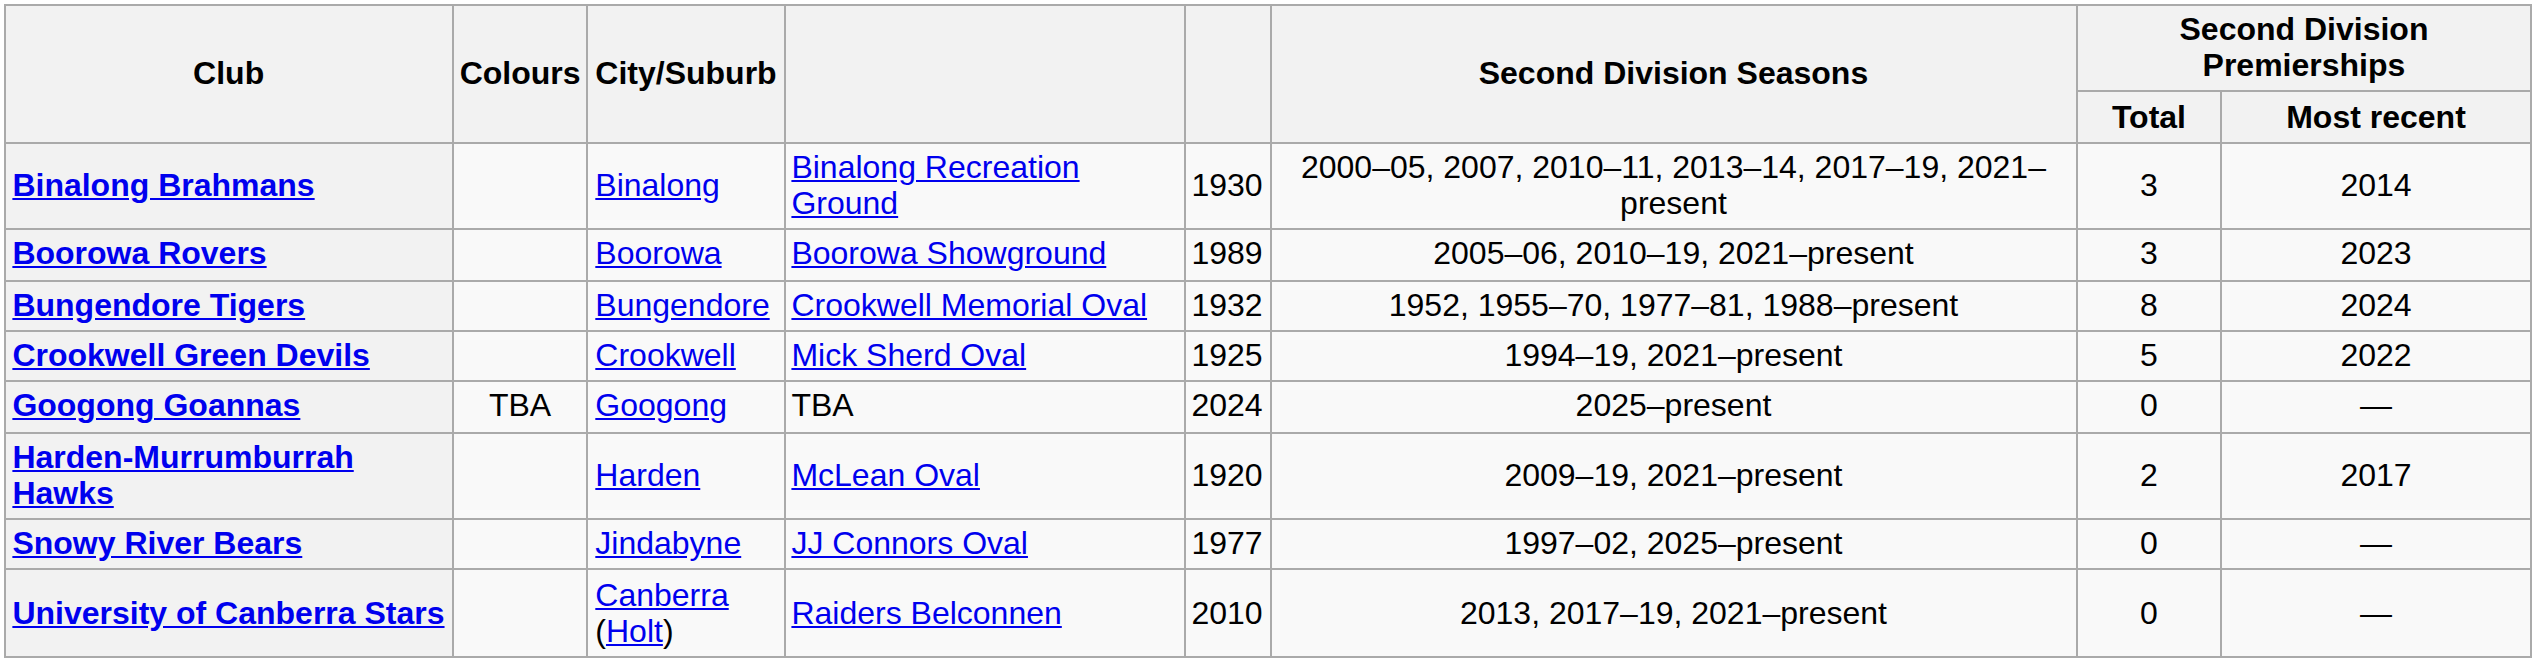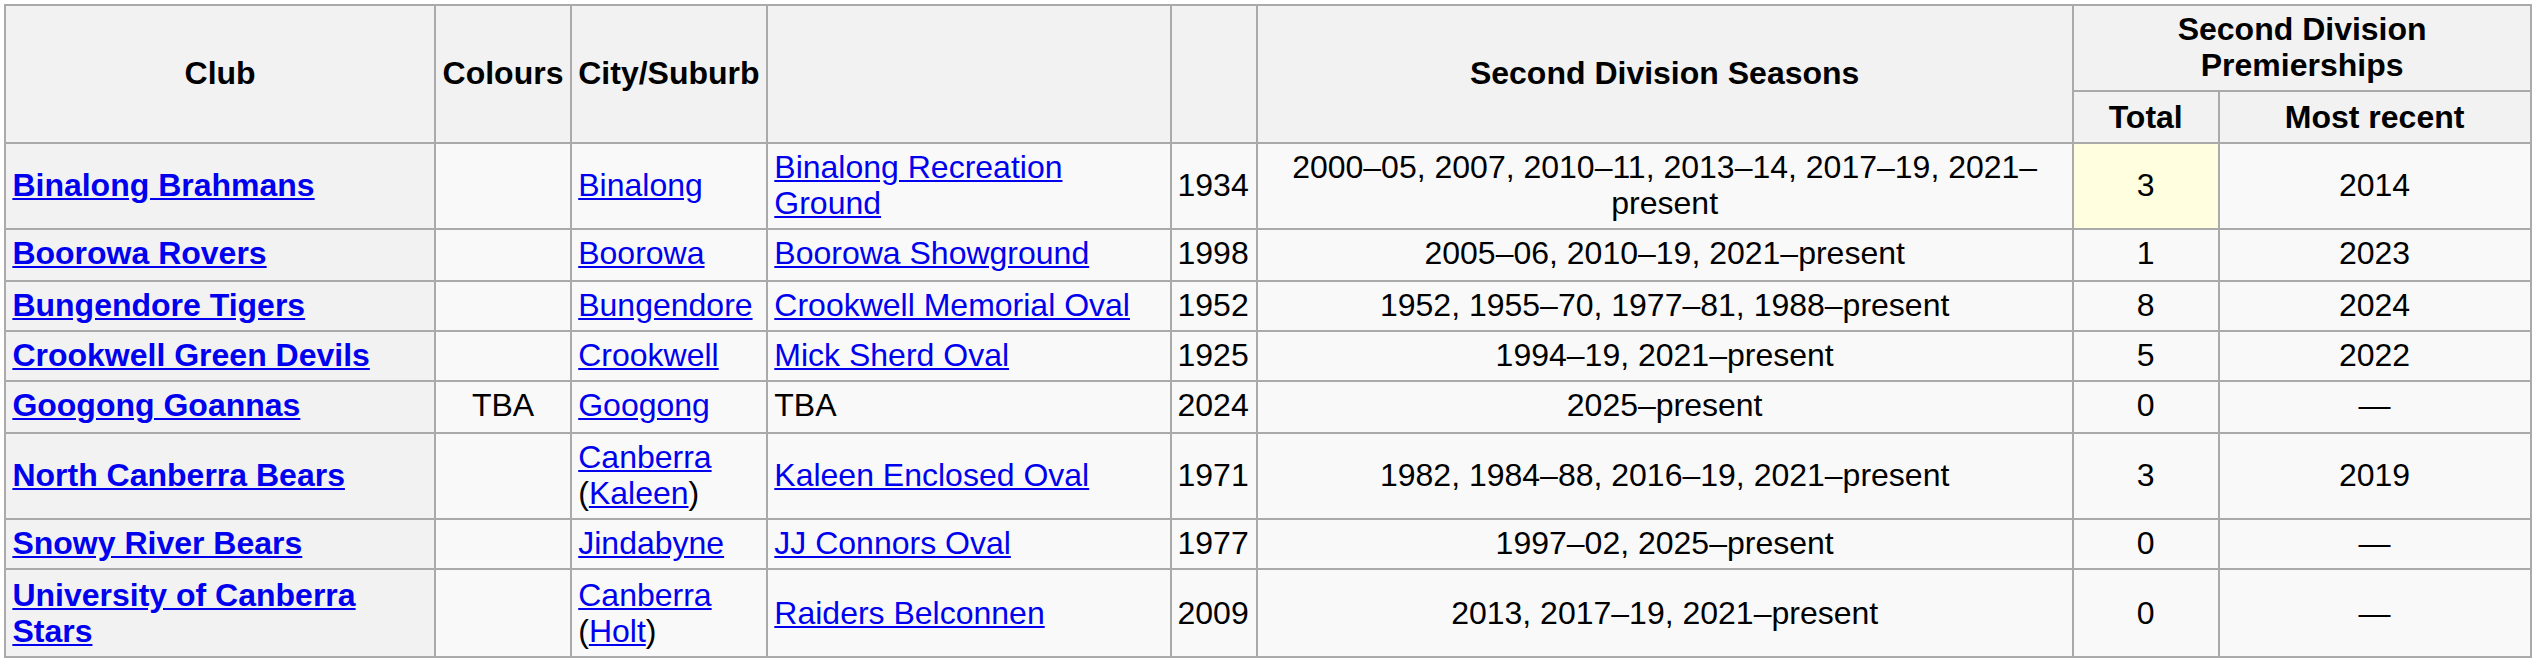(1227, 185) 1930 -> (1213, 185) 1934
(2149, 185) no background -> (2146, 185) lightyellow background
(1227, 254) 1989 -> (1213, 254) 1998
(2149, 254) 3 -> (2146, 254) 1
(1227, 304) 1932 -> (1213, 304) 1952
- row: (183, 475)
+ row: (179, 475)
(1227, 612) 2010 -> (1213, 612) 2009
